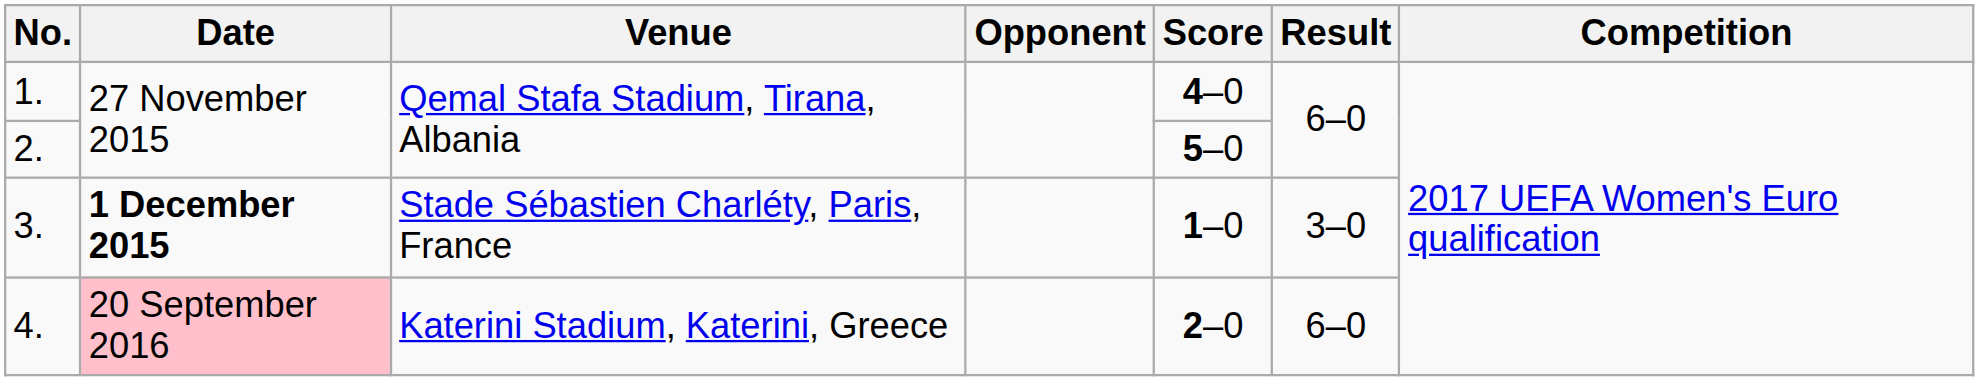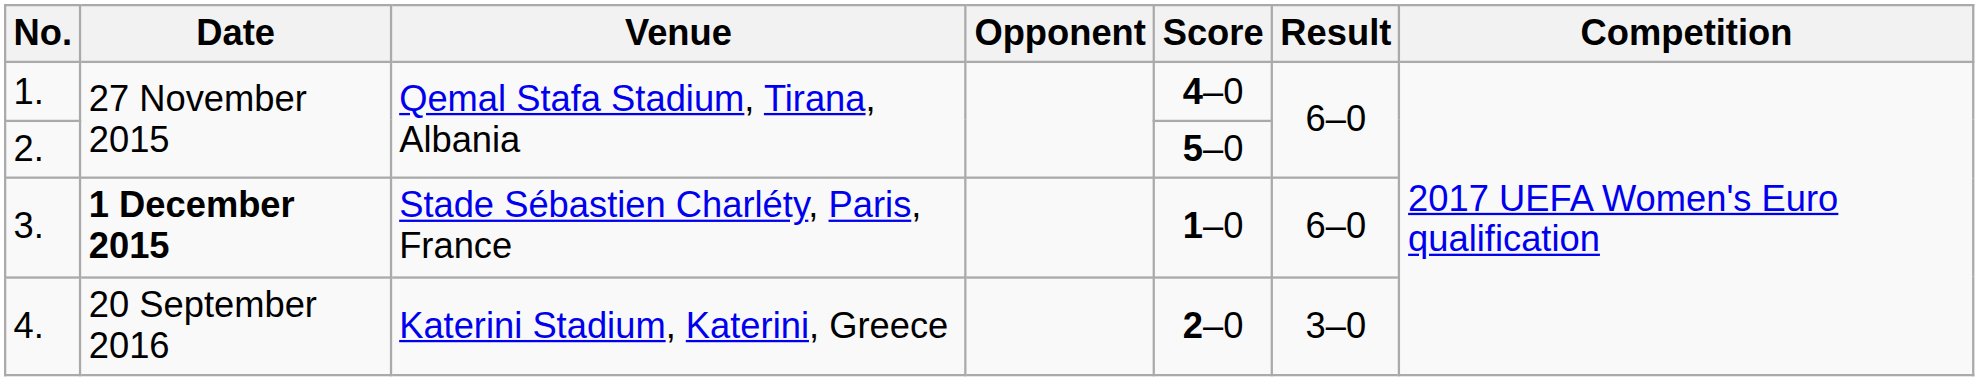(1336, 226) 3–0 -> (1336, 226) 6–0
(203, 324) pink background -> (203, 324) no background
(1336, 324) 6–0 -> (1336, 324) 3–0
